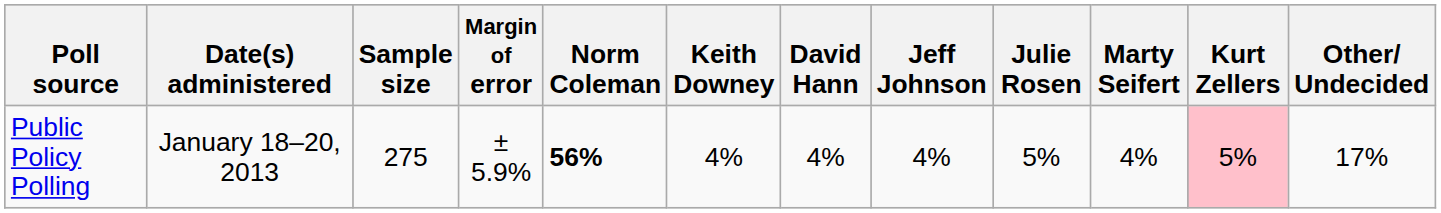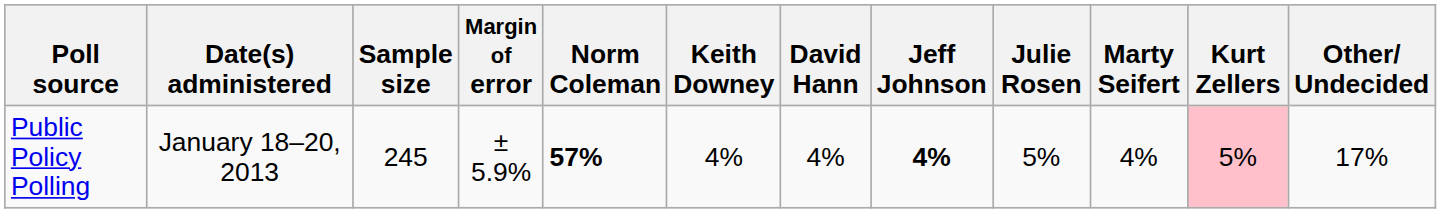(406, 156) 275 -> (406, 156) 245
(576, 156) 56% -> (576, 156) 57%
(932, 156) normal -> (932, 156) bold
